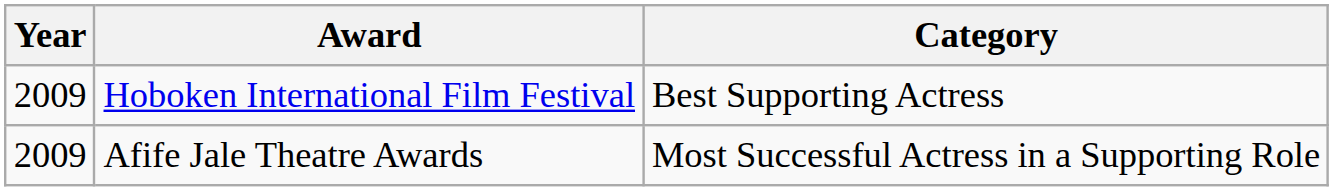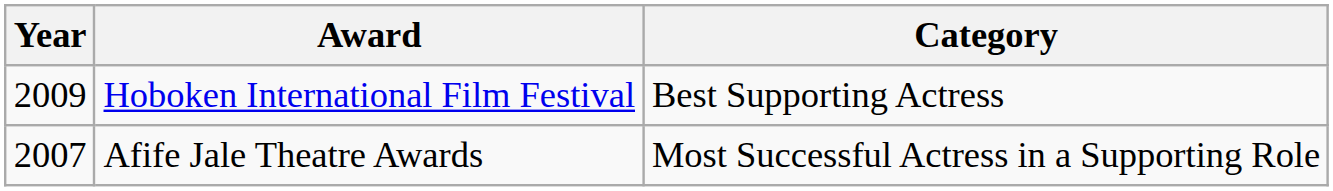(50, 155) 2009 -> (50, 155) 2007
